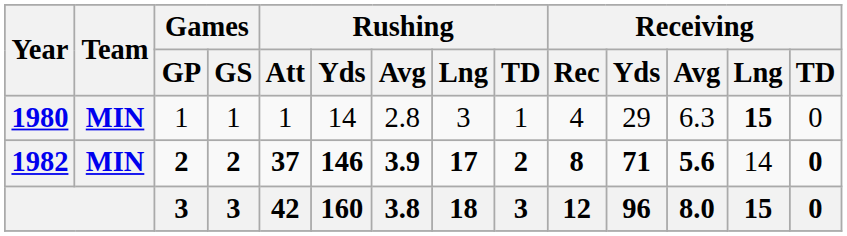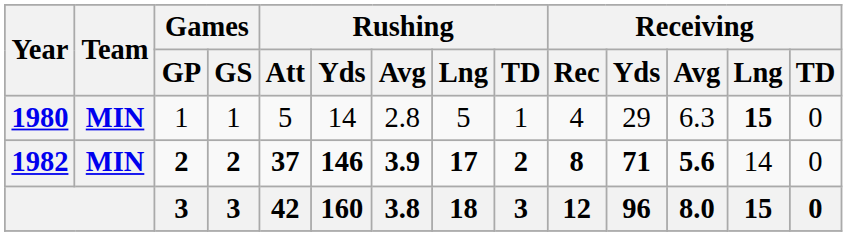(285, 117) 1 -> (285, 117) 5
(463, 117) 3 -> (463, 117) 5
(815, 162) bold -> (815, 162) normal
